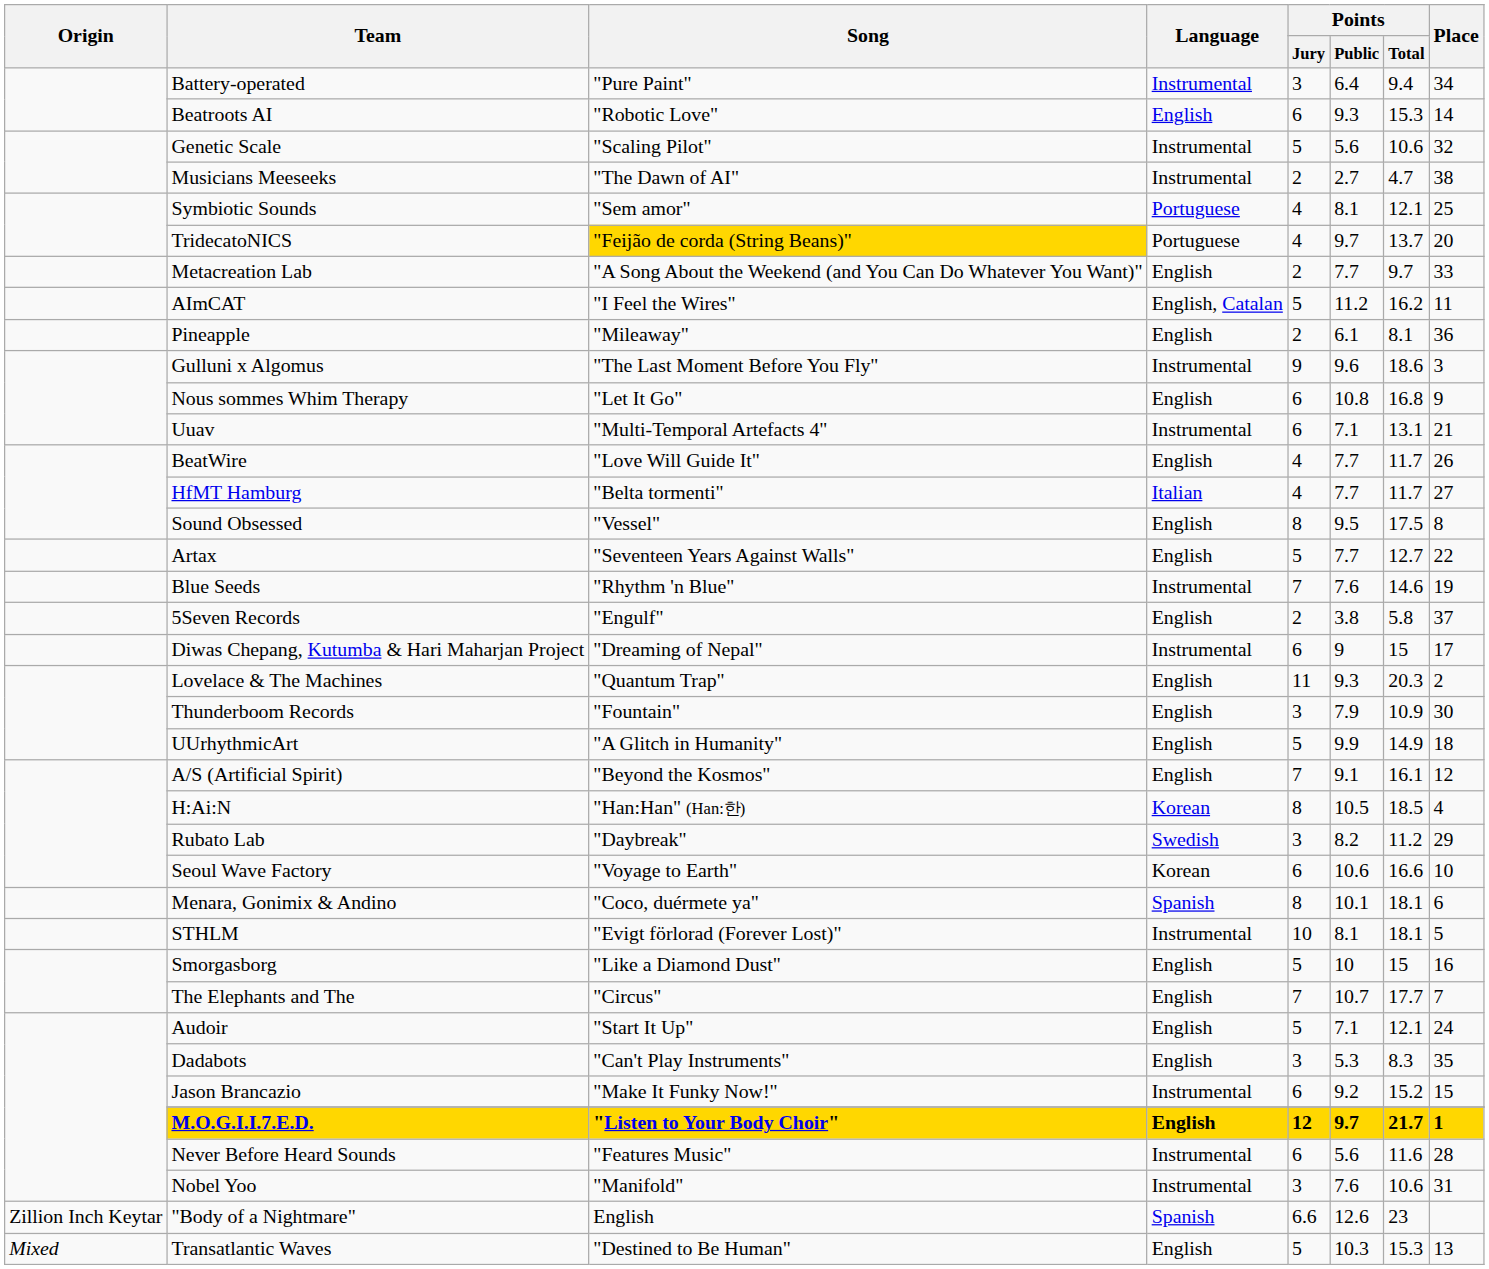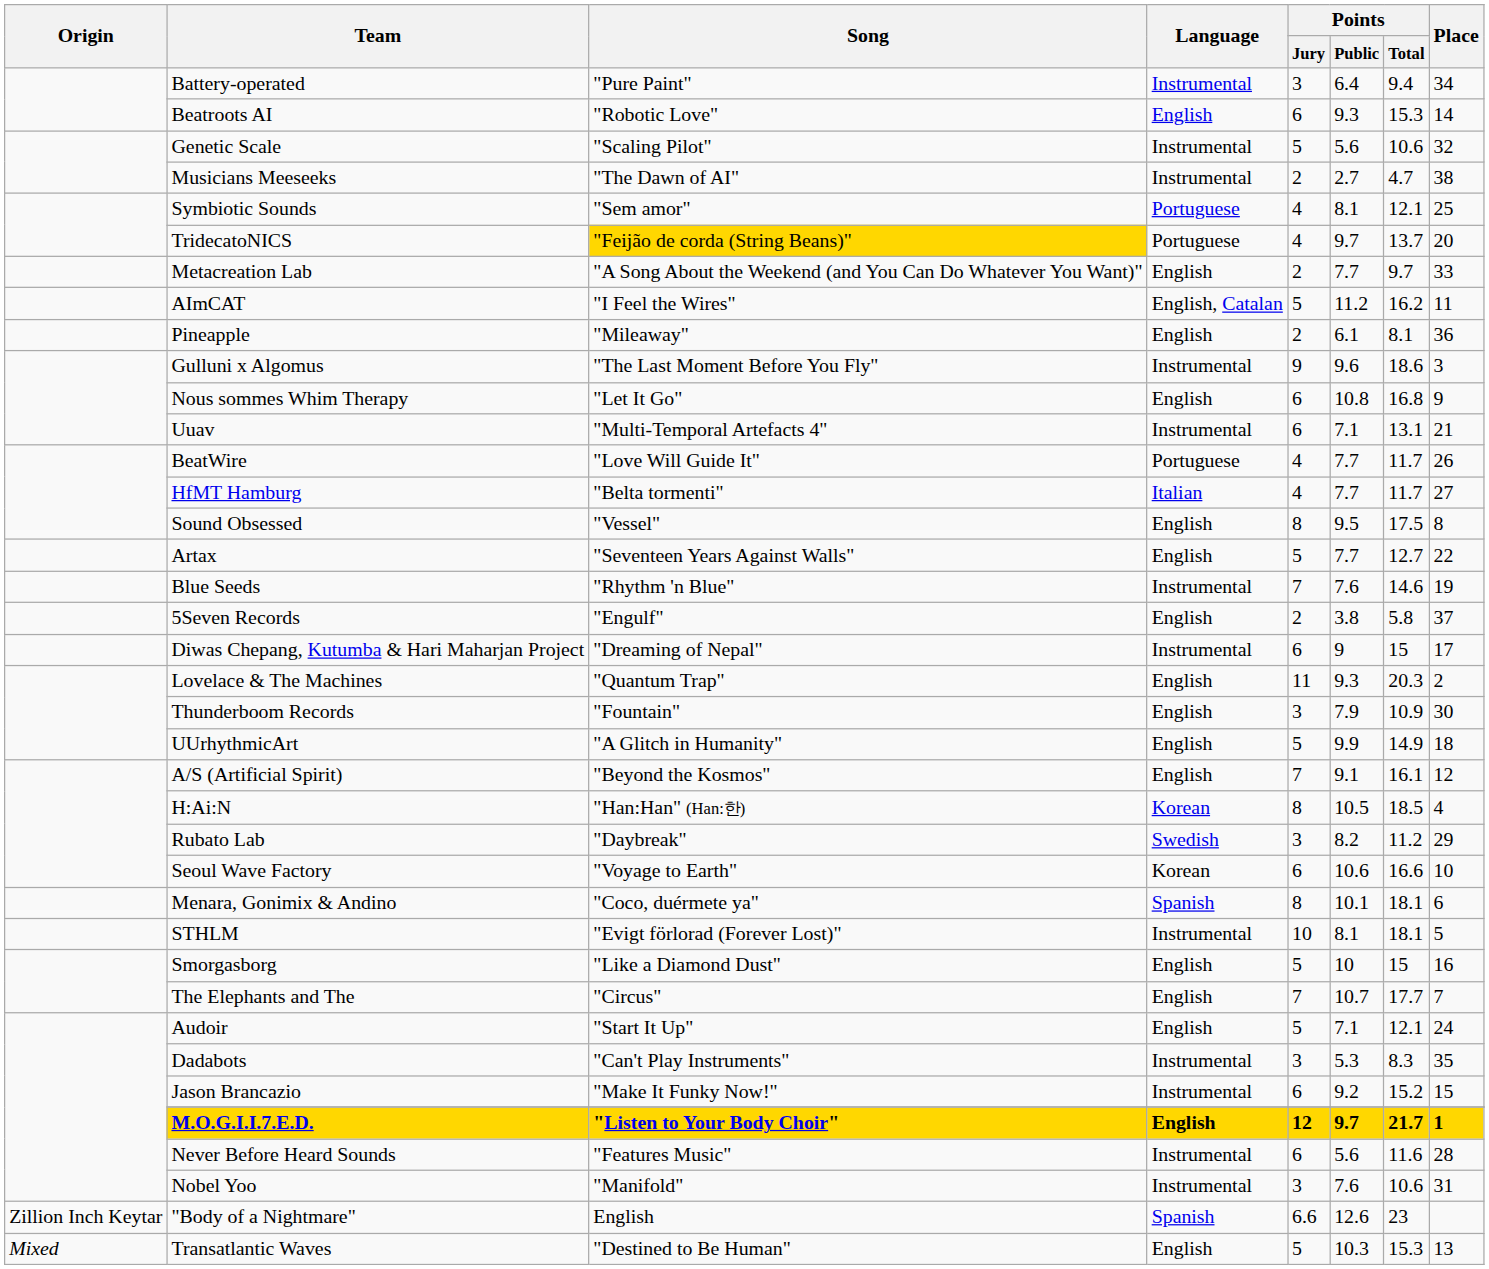(1182, 460) English -> (1196, 460) Portuguese
(1182, 1059) English -> (1202, 1059) Instrumental
